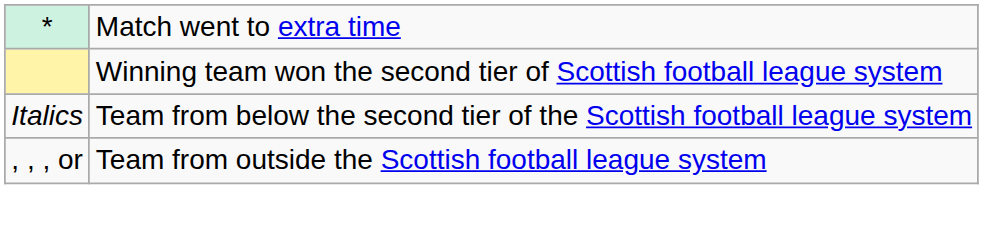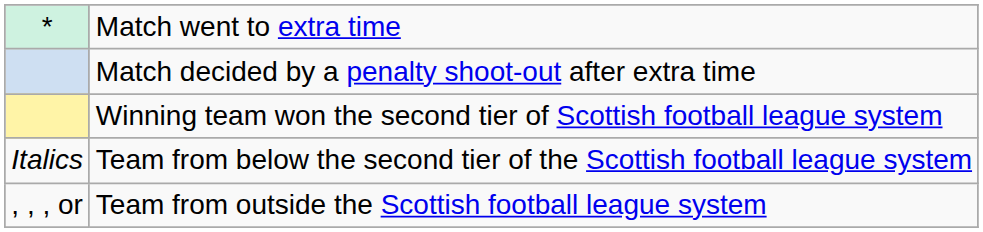+ row: (426, 71)
